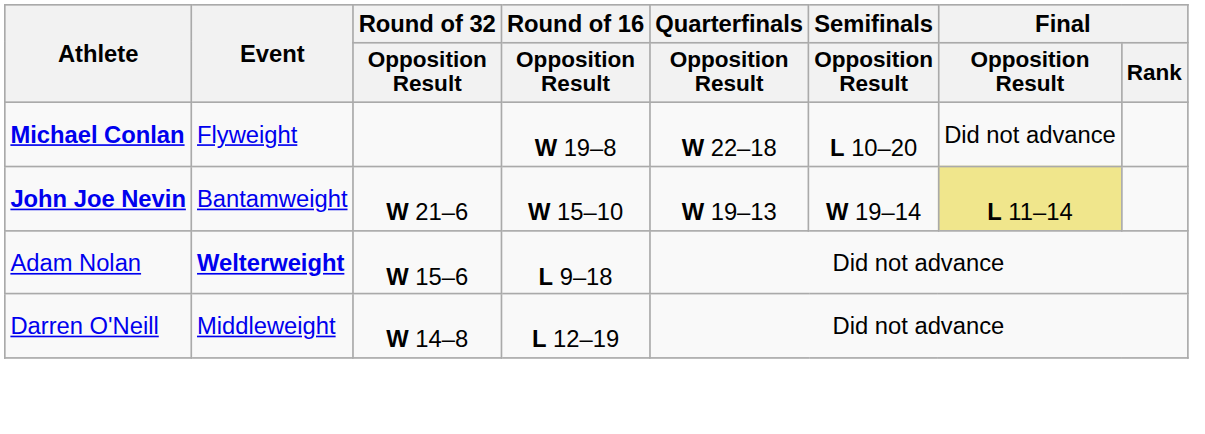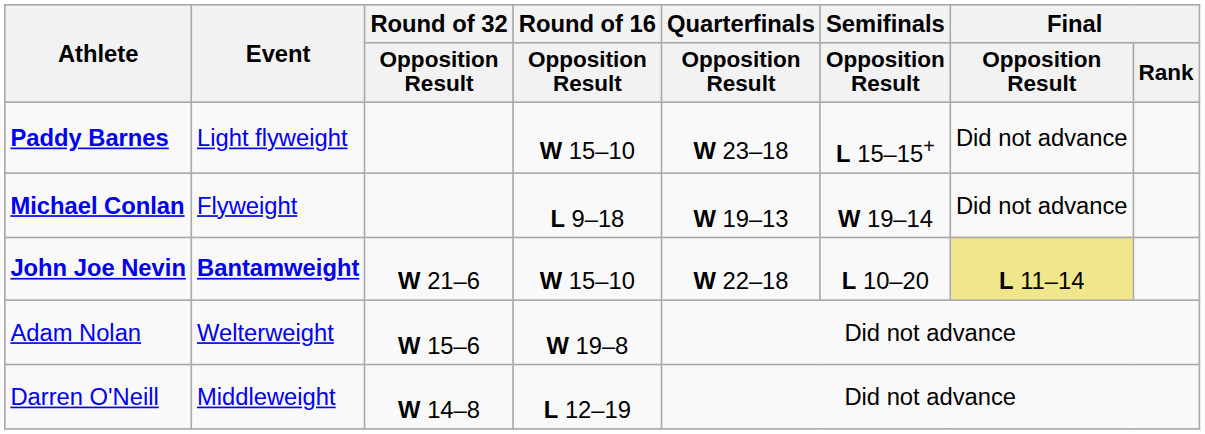+ row: (90, 138)
(576, 148) W 19–8 -> (587, 218) L 9–18
(729, 148) W 22–18 -> (741, 218) W 19–13
(874, 148) L 10–20 -> (885, 218) W 19–14
(272, 199) normal -> (278, 269) bold
(729, 212) W 19–13 -> (741, 282) W 22–18
(874, 212) W 19–14 -> (885, 282) L 10–20
(271, 263) bold -> (265, 333) normal
(576, 276) L 9–18 -> (587, 346) W 19–8
